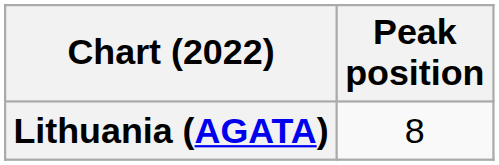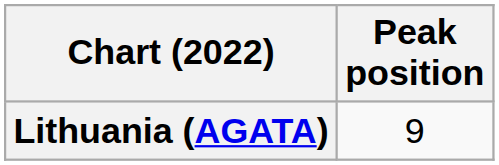(415, 130) 8 -> (415, 130) 9
